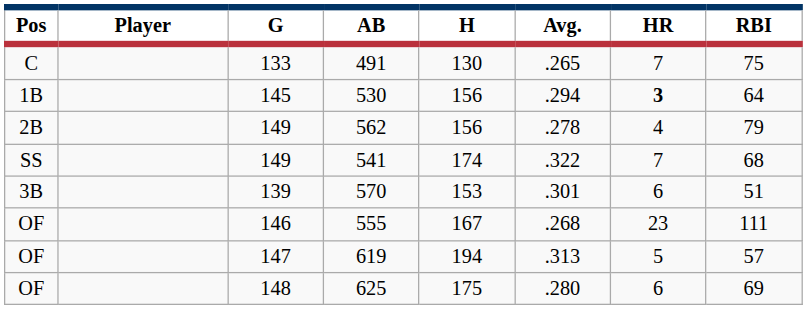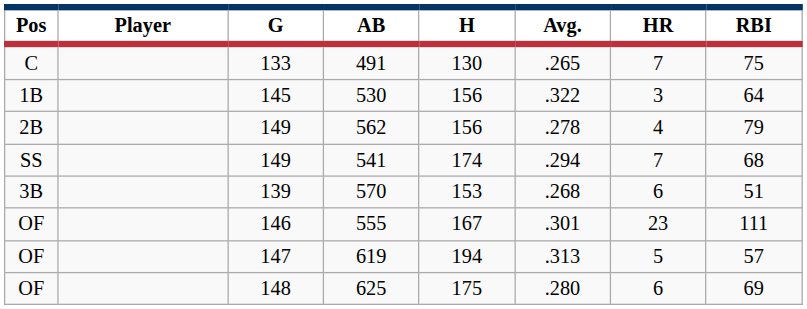(562, 95) .294 -> (562, 95) .322
(658, 95) bold -> (658, 95) normal
(562, 159) .322 -> (562, 159) .294
(562, 191) .301 -> (562, 191) .268
(562, 224) .268 -> (562, 224) .301
